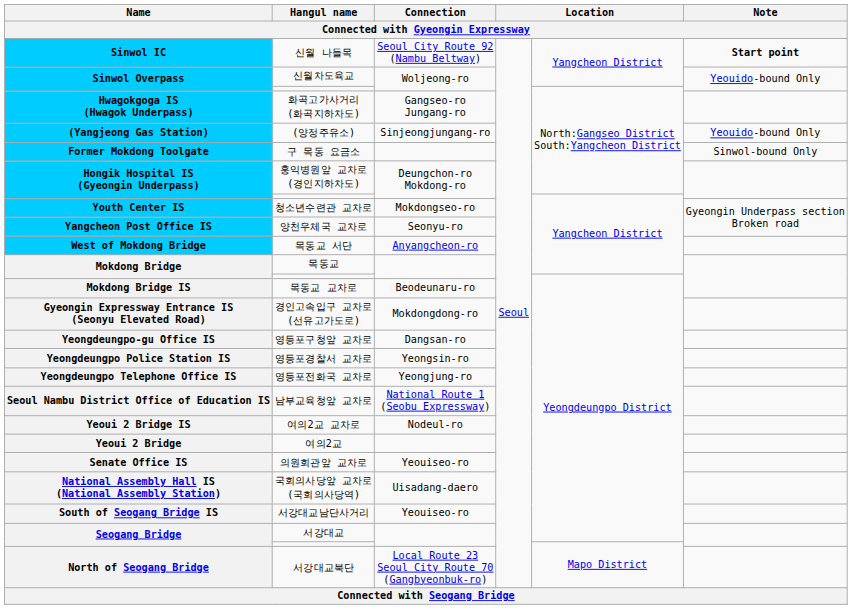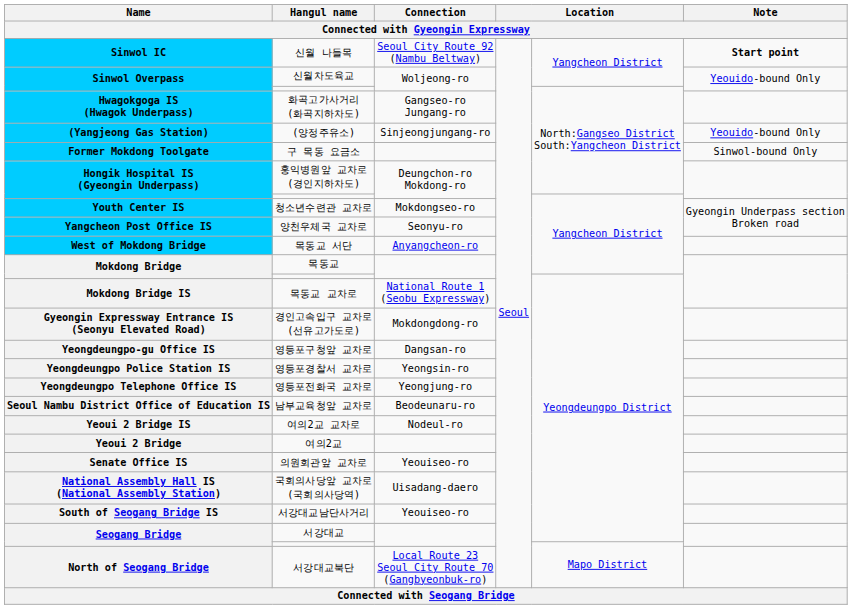(435, 288) Beodeunaru-ro -> (435, 293) National Route 1 (Seobu Expressway)
(435, 401) National Route 1 (Seobu Expressway) -> (435, 406) Beodeunaru-ro
